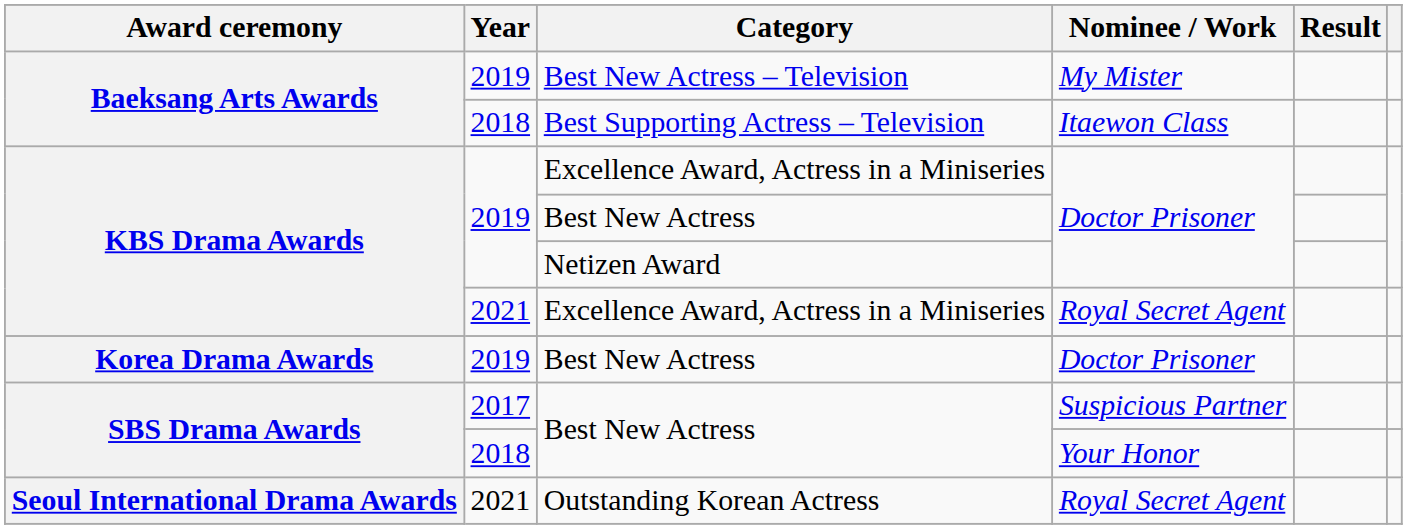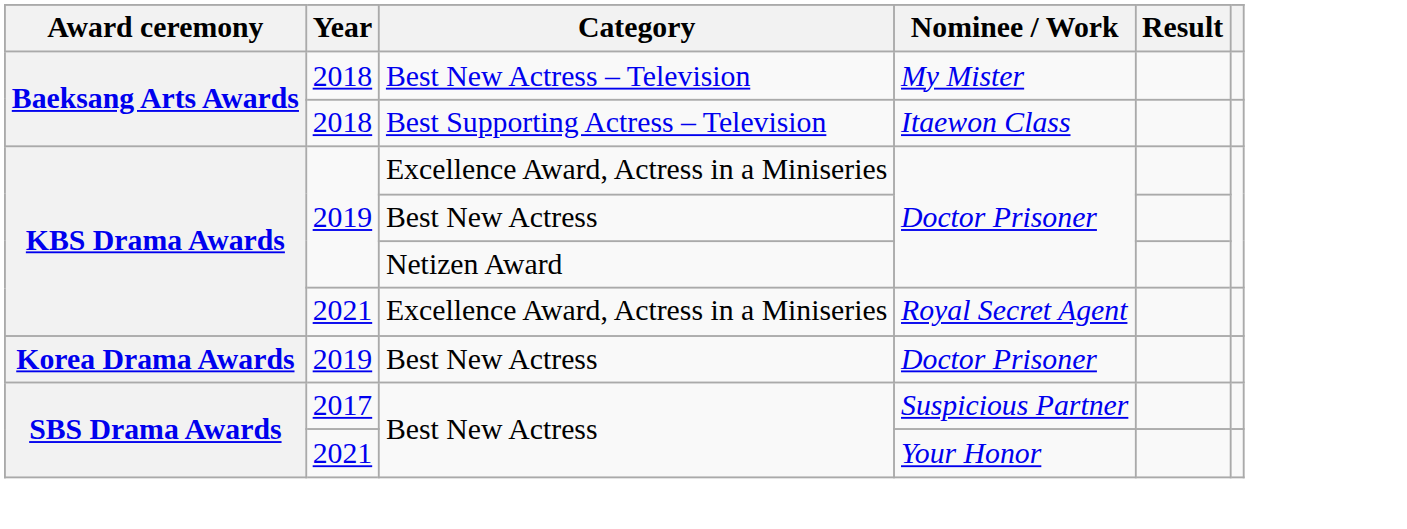(500, 75) 2019 -> (342, 75) 2018
(500, 452) 2018 -> (342, 452) 2021
- row: (712, 500)
